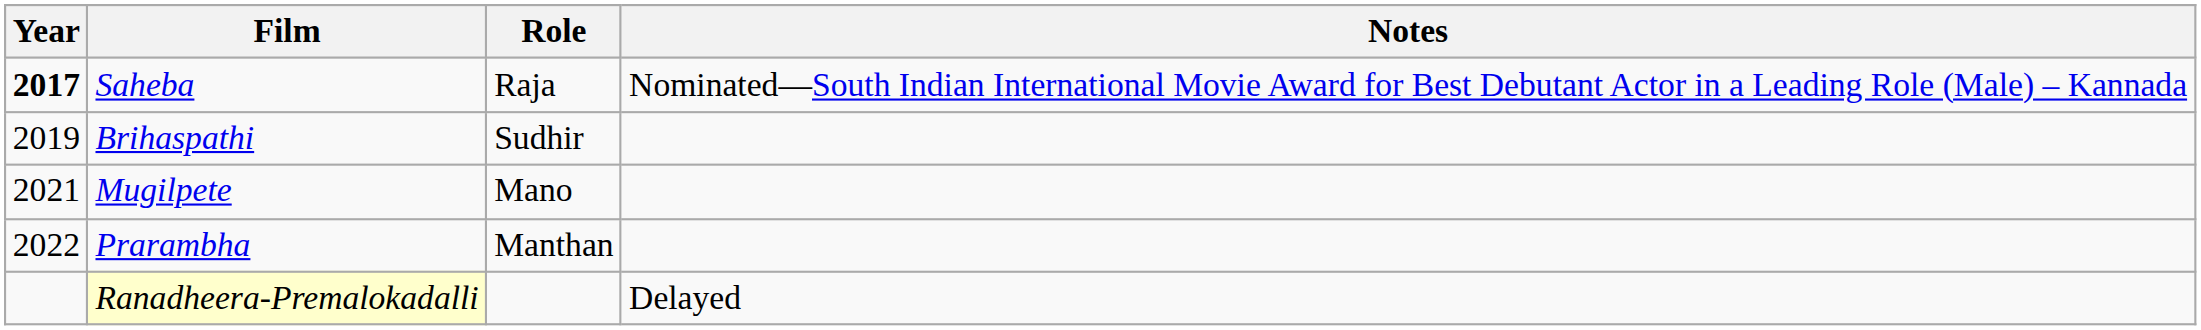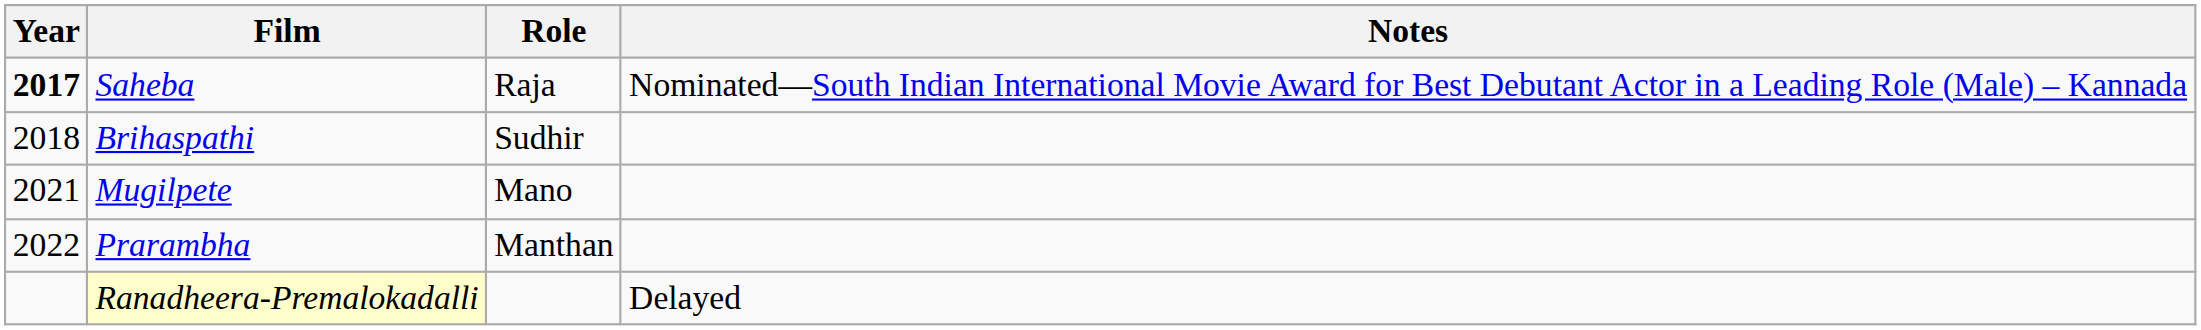(46, 137) 2019 -> (46, 137) 2018
